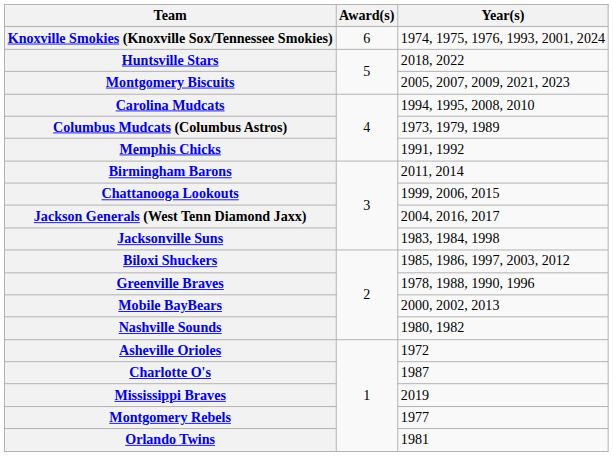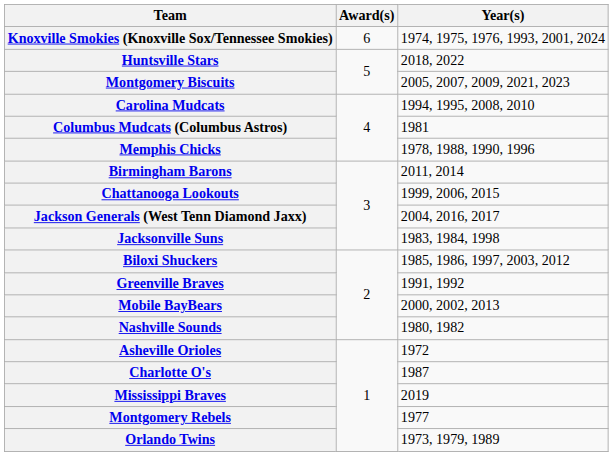(450, 127) 1973, 1979, 1989 -> (415, 127) 1981
(433, 149) 1991, 1992 -> (468, 149) 1978, 1988, 1990, 1996
(468, 283) 1978, 1988, 1990, 1996 -> (433, 283) 1991, 1992
(415, 439) 1981 -> (450, 439) 1973, 1979, 1989
